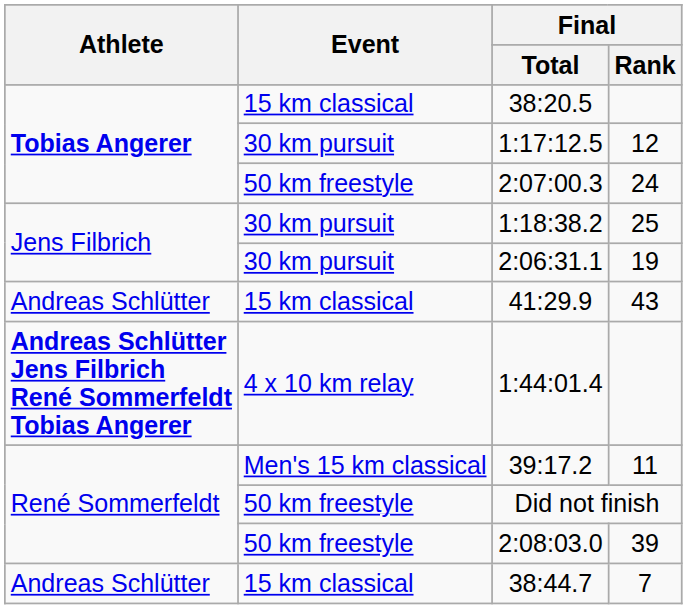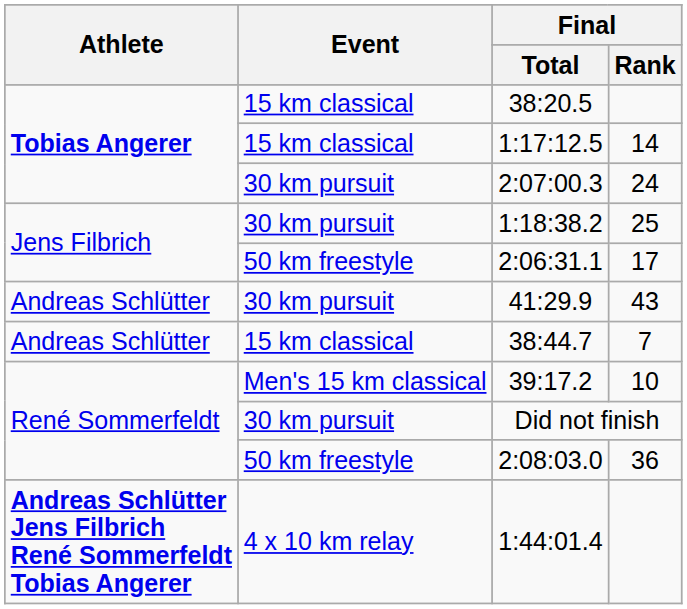(319, 144) 30 km pursuit -> (329, 144) 15 km classical
(645, 144) 12 -> (645, 144) 14
(329, 183) 50 km freestyle -> (319, 183) 30 km pursuit
(319, 263) 30 km pursuit -> (329, 263) 50 km freestyle
(645, 263) 19 -> (645, 263) 17
(329, 302) 15 km classical -> (319, 302) 30 km pursuit
rows swapped: (550, 584) <-> (550, 383)
(645, 465) 11 -> (645, 381) 10
(329, 504) 50 km freestyle -> (319, 421) 30 km pursuit
(645, 544) 39 -> (645, 460) 36
